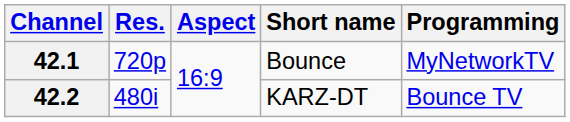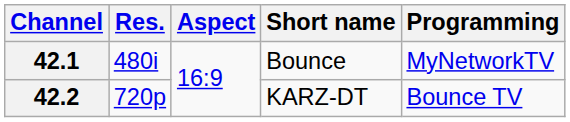(140, 60) 720p -> (136, 60) 480i
(136, 97) 480i -> (140, 97) 720p
